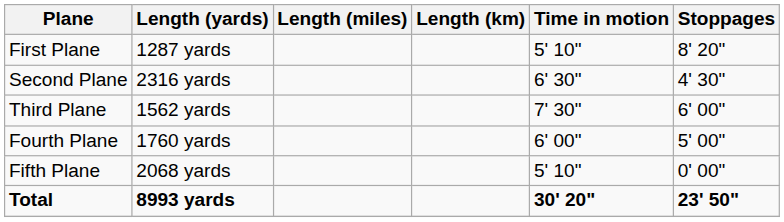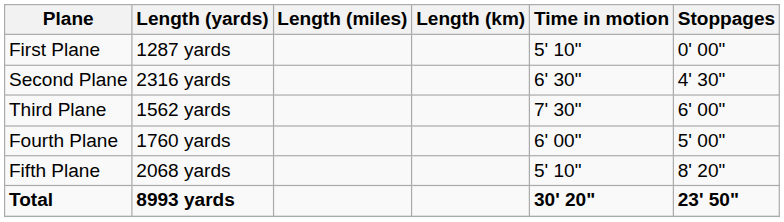(702, 49) 8' 20" -> (702, 49) 0' 00"
(702, 170) 0' 00" -> (702, 170) 8' 20"
